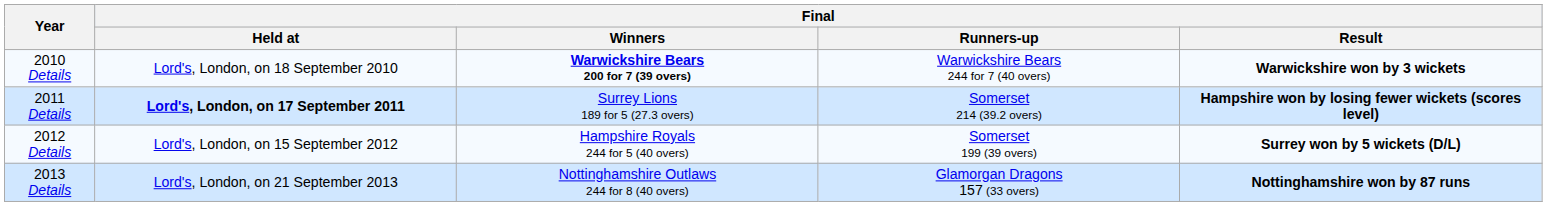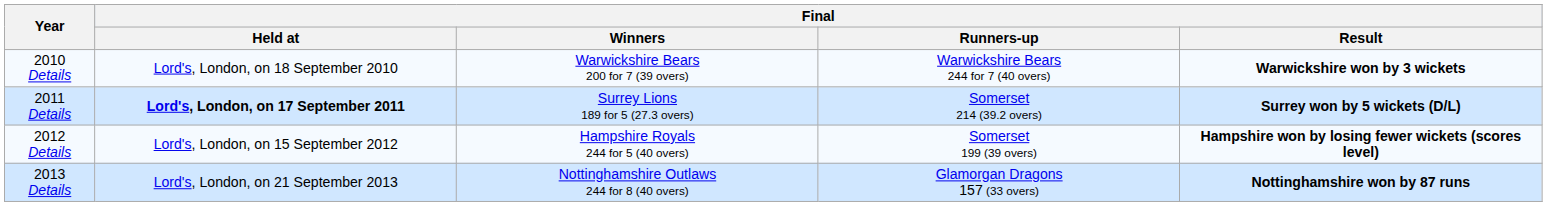(637, 68) bold -> (637, 68) normal
(1361, 106) Hampshire won by losing fewer wickets (scores level) -> (1361, 106) Surrey won by 5 wickets (D/L)
(1361, 144) Surrey won by 5 wickets (D/L) -> (1361, 144) Hampshire won by losing fewer wickets (scores level)
